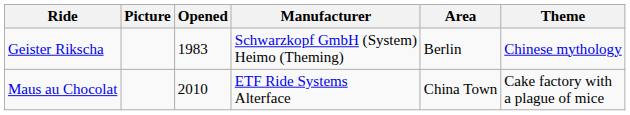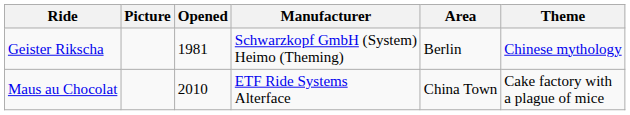(193, 48) 1983 -> (193, 48) 1981
